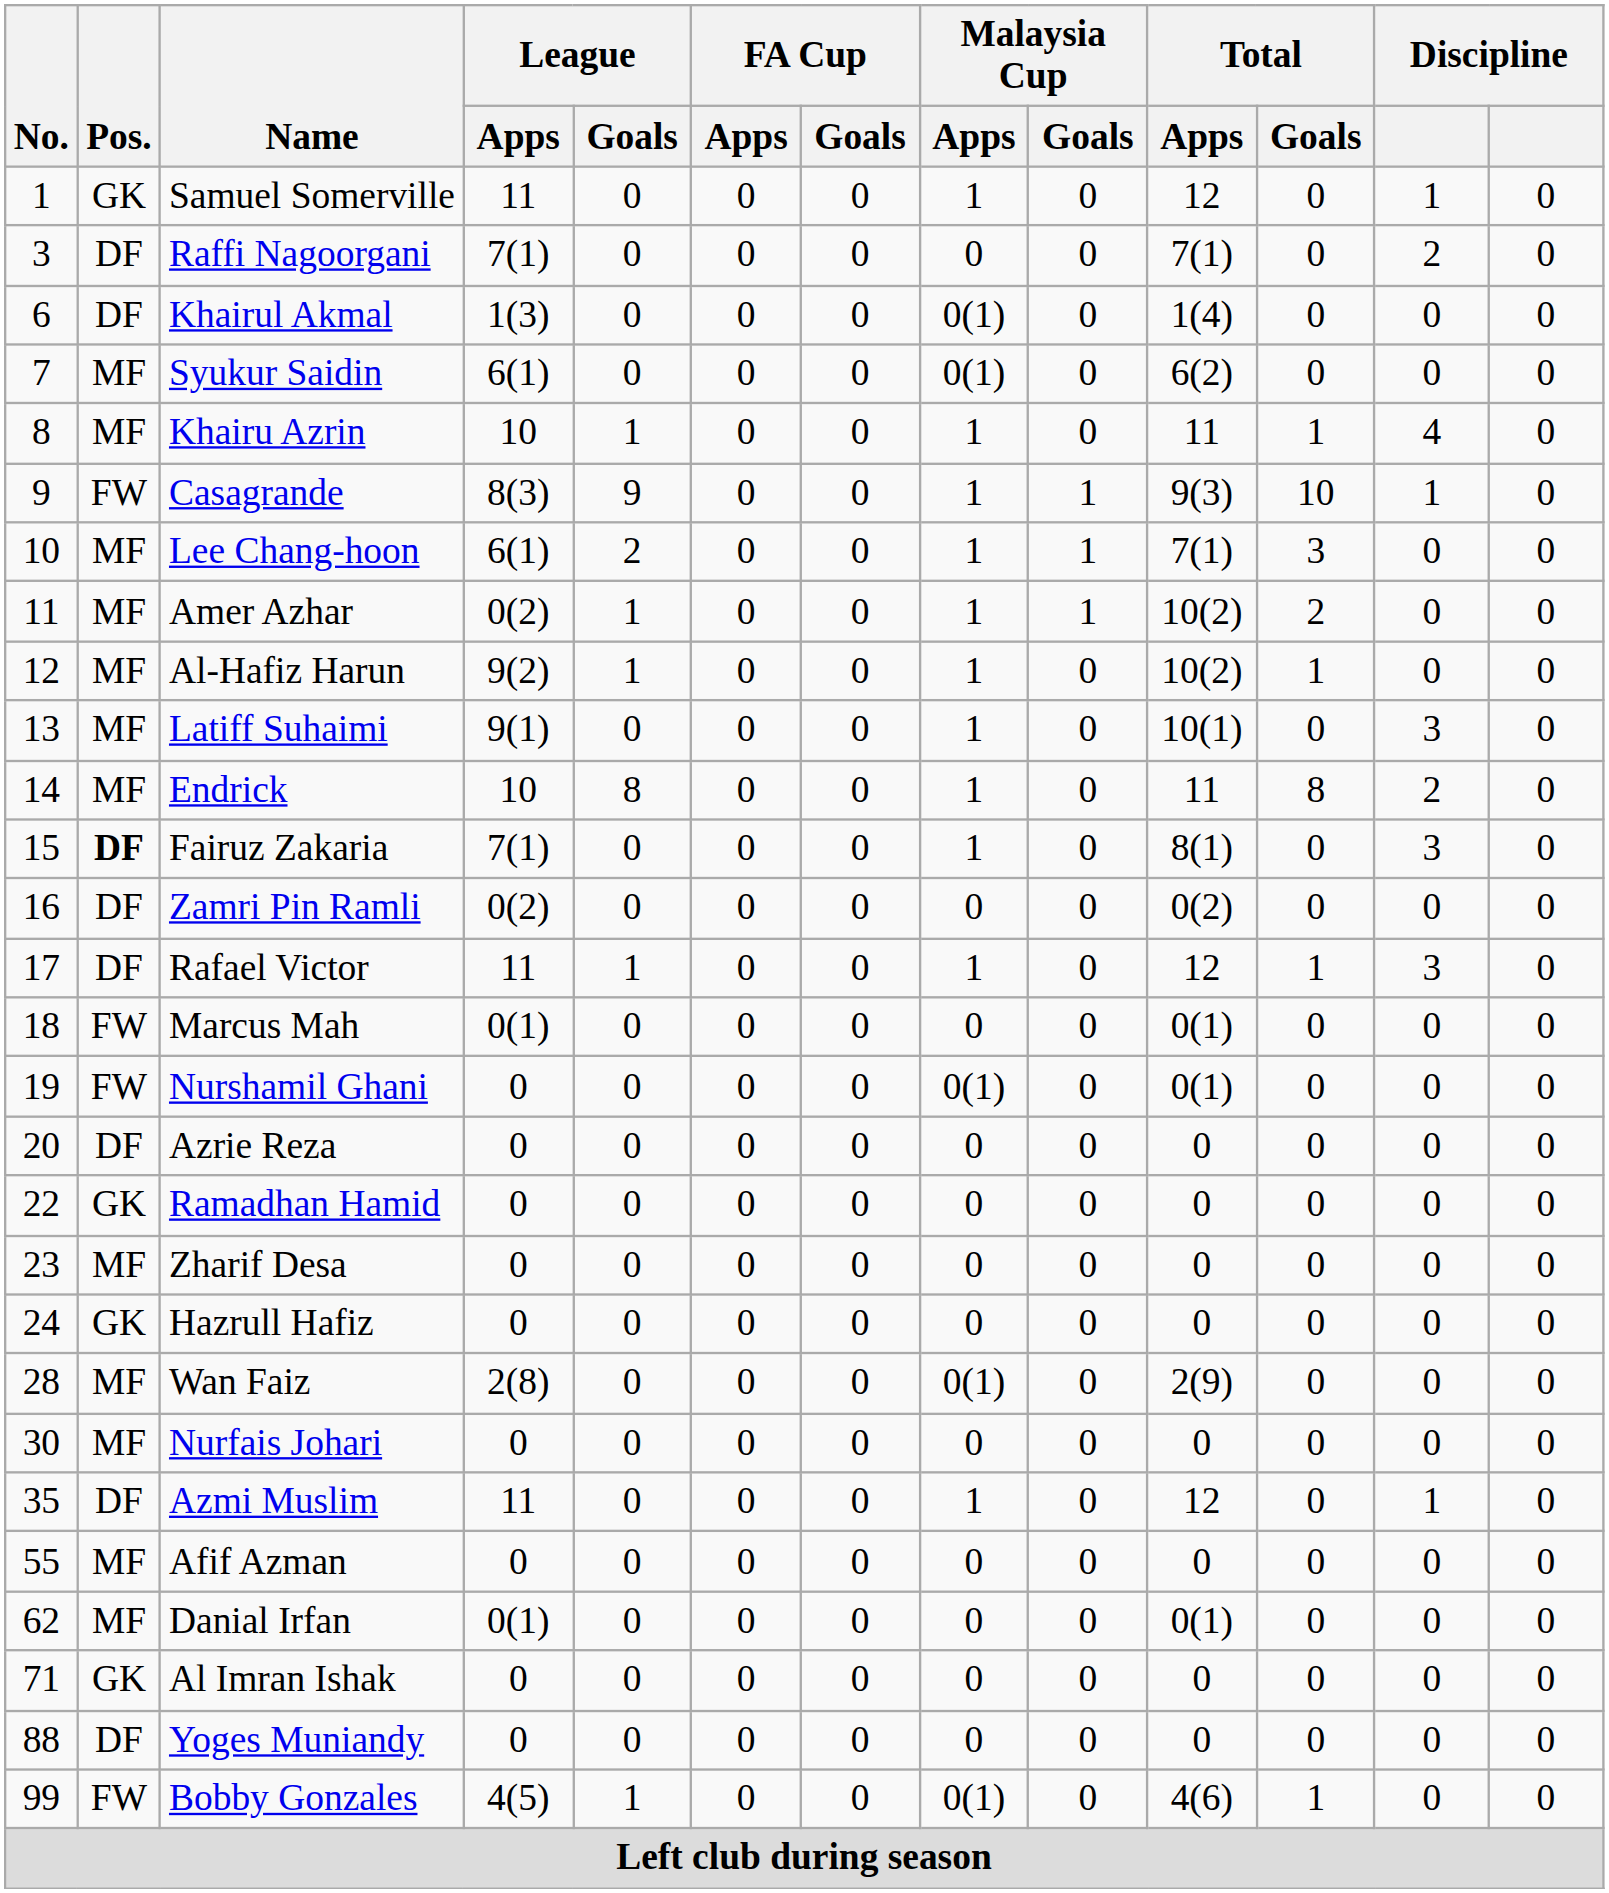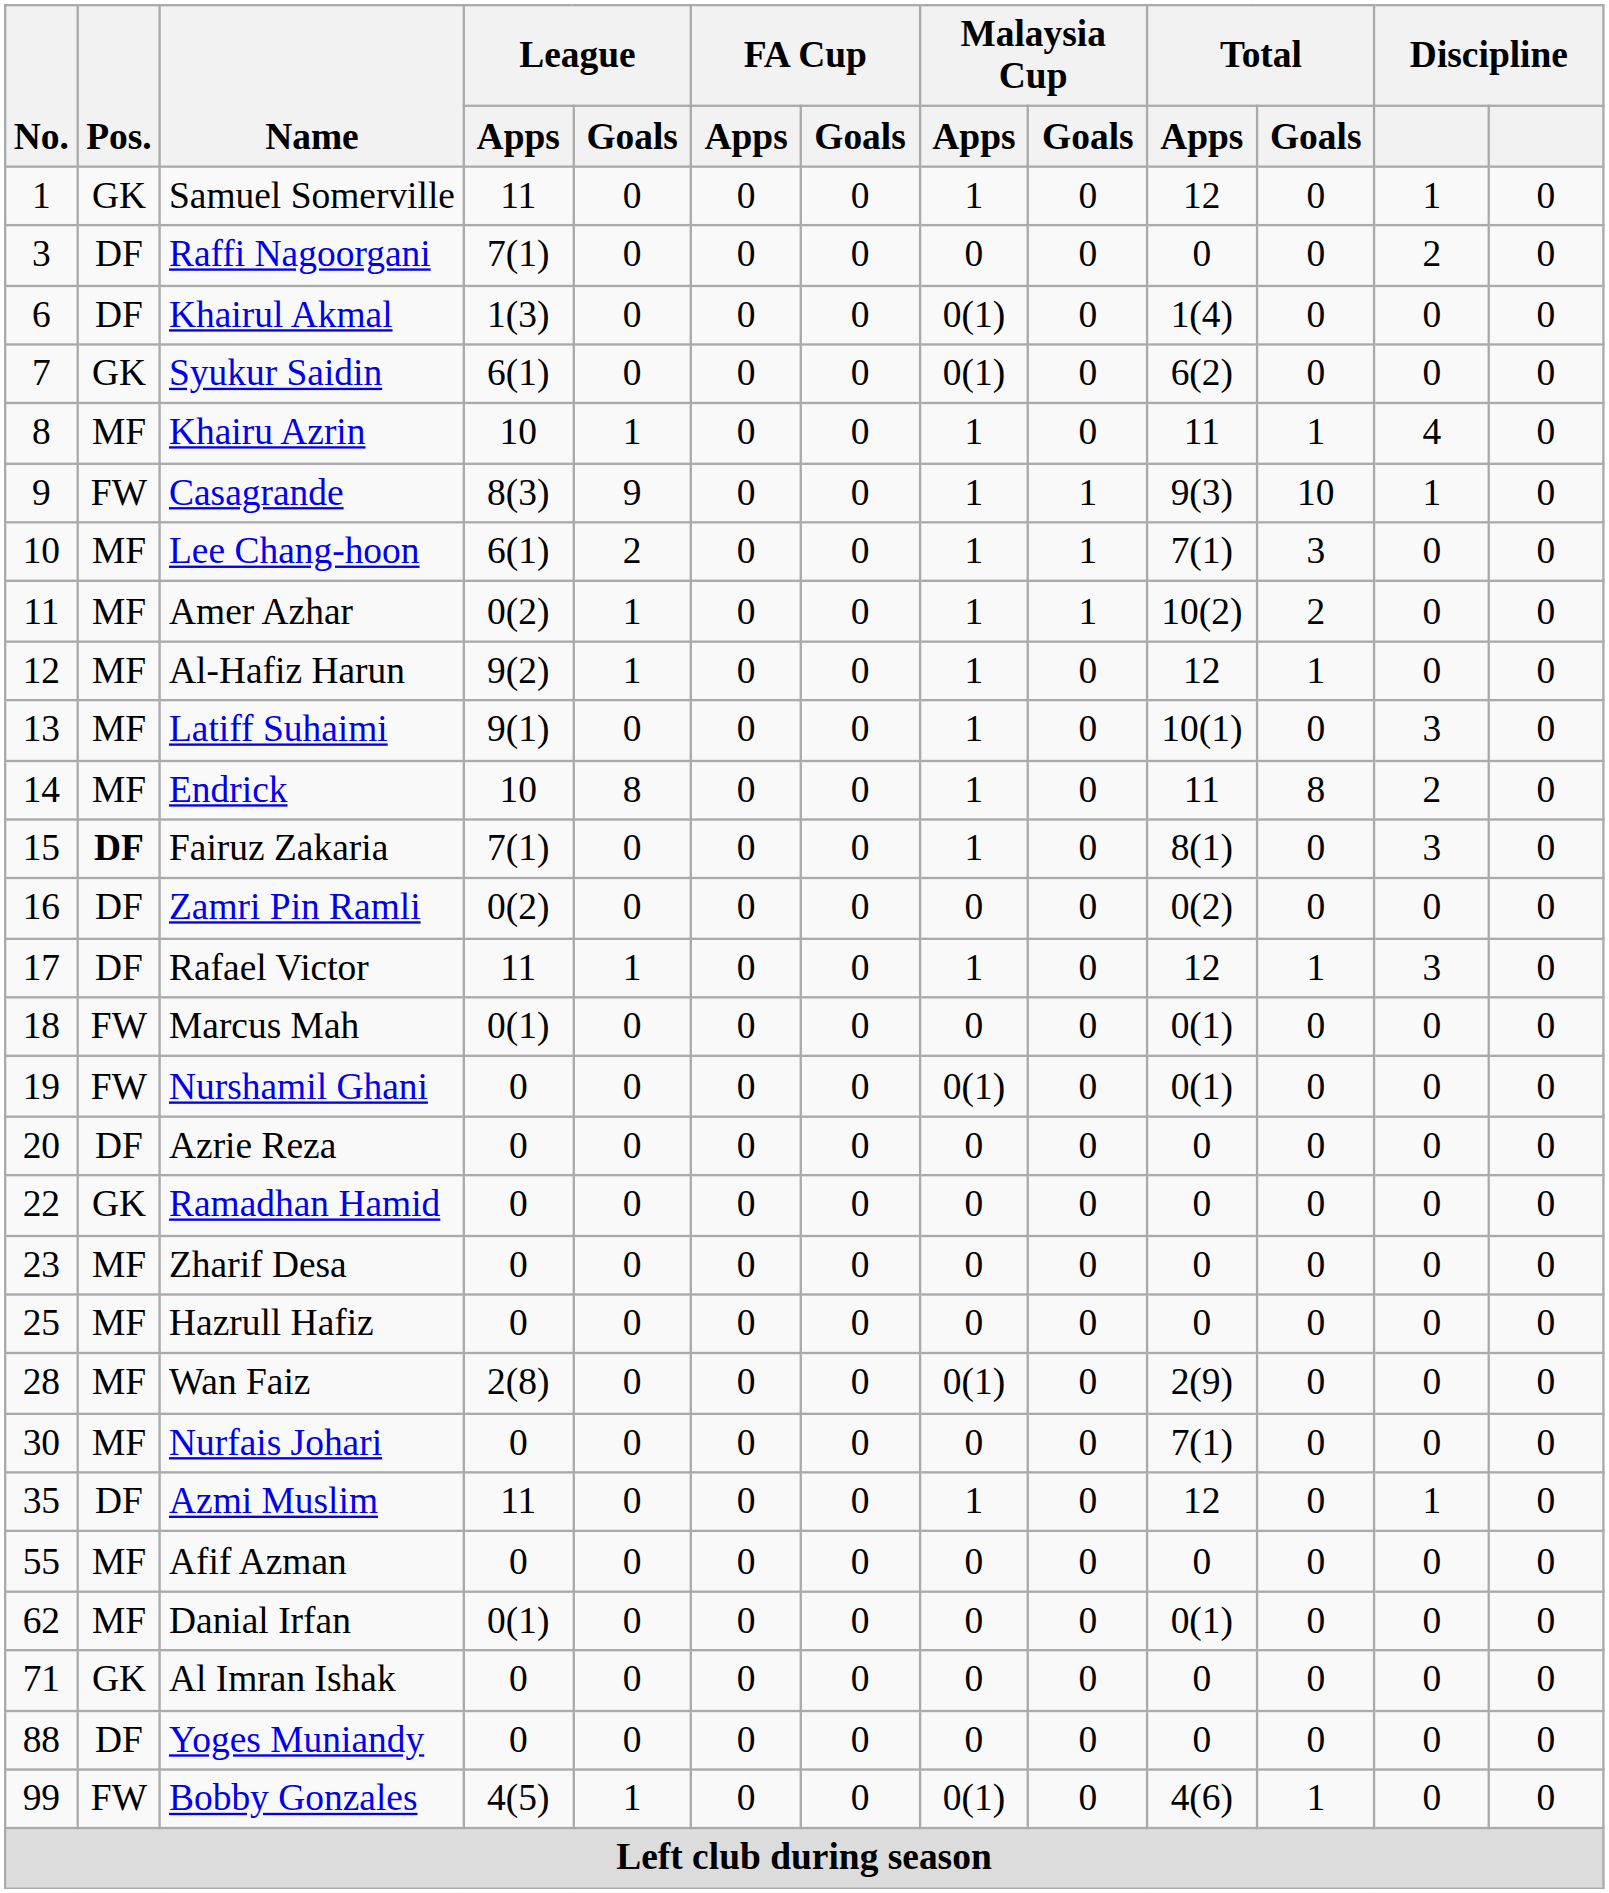(1202, 254) 7(1) -> (1202, 254) 0
(119, 373) MF -> (119, 373) GK
(1202, 670) 10(2) -> (1202, 670) 12
(41, 1323) 24 -> (41, 1323) 25
(119, 1323) GK -> (119, 1323) MF
(1202, 1441) 0 -> (1202, 1441) 7(1)
